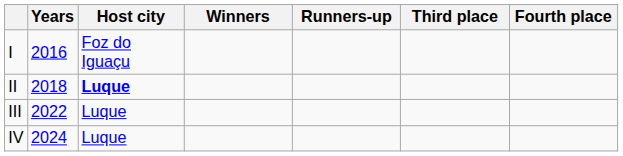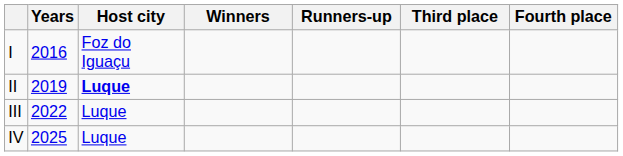(49, 86) 2018 -> (49, 86) 2019
(49, 138) 2024 -> (49, 138) 2025
